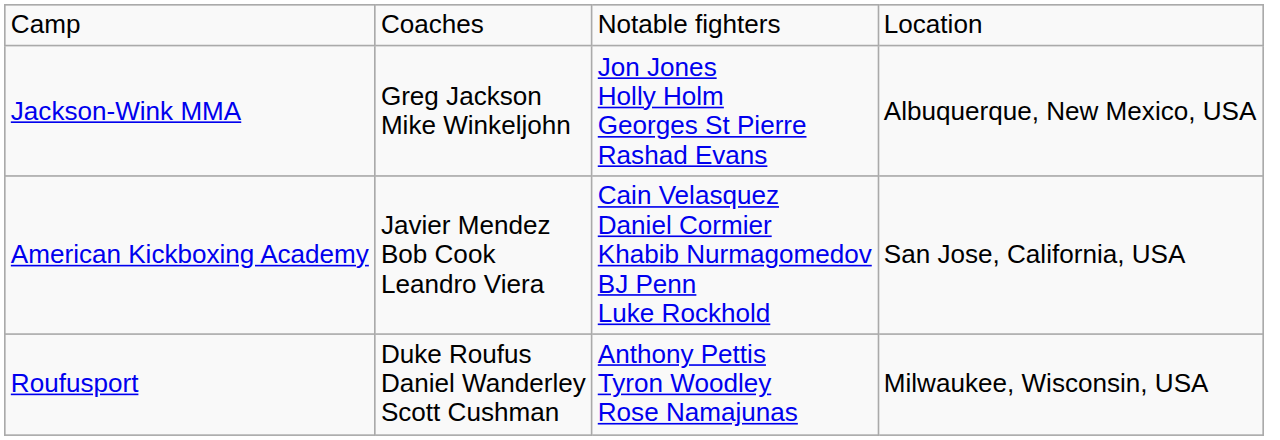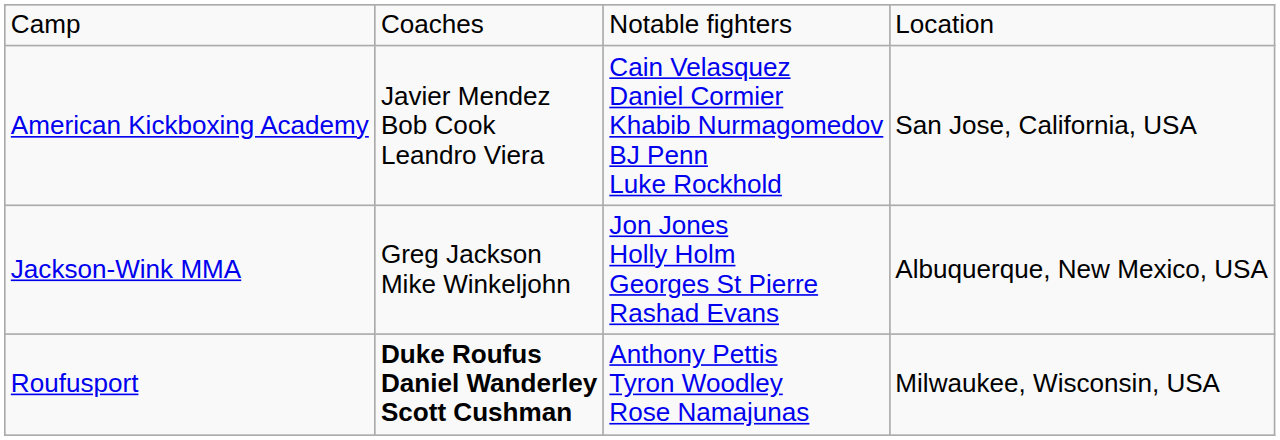rows swapped: (190, 254) <-> (126, 110)
(483, 383) normal -> (489, 383) bold
